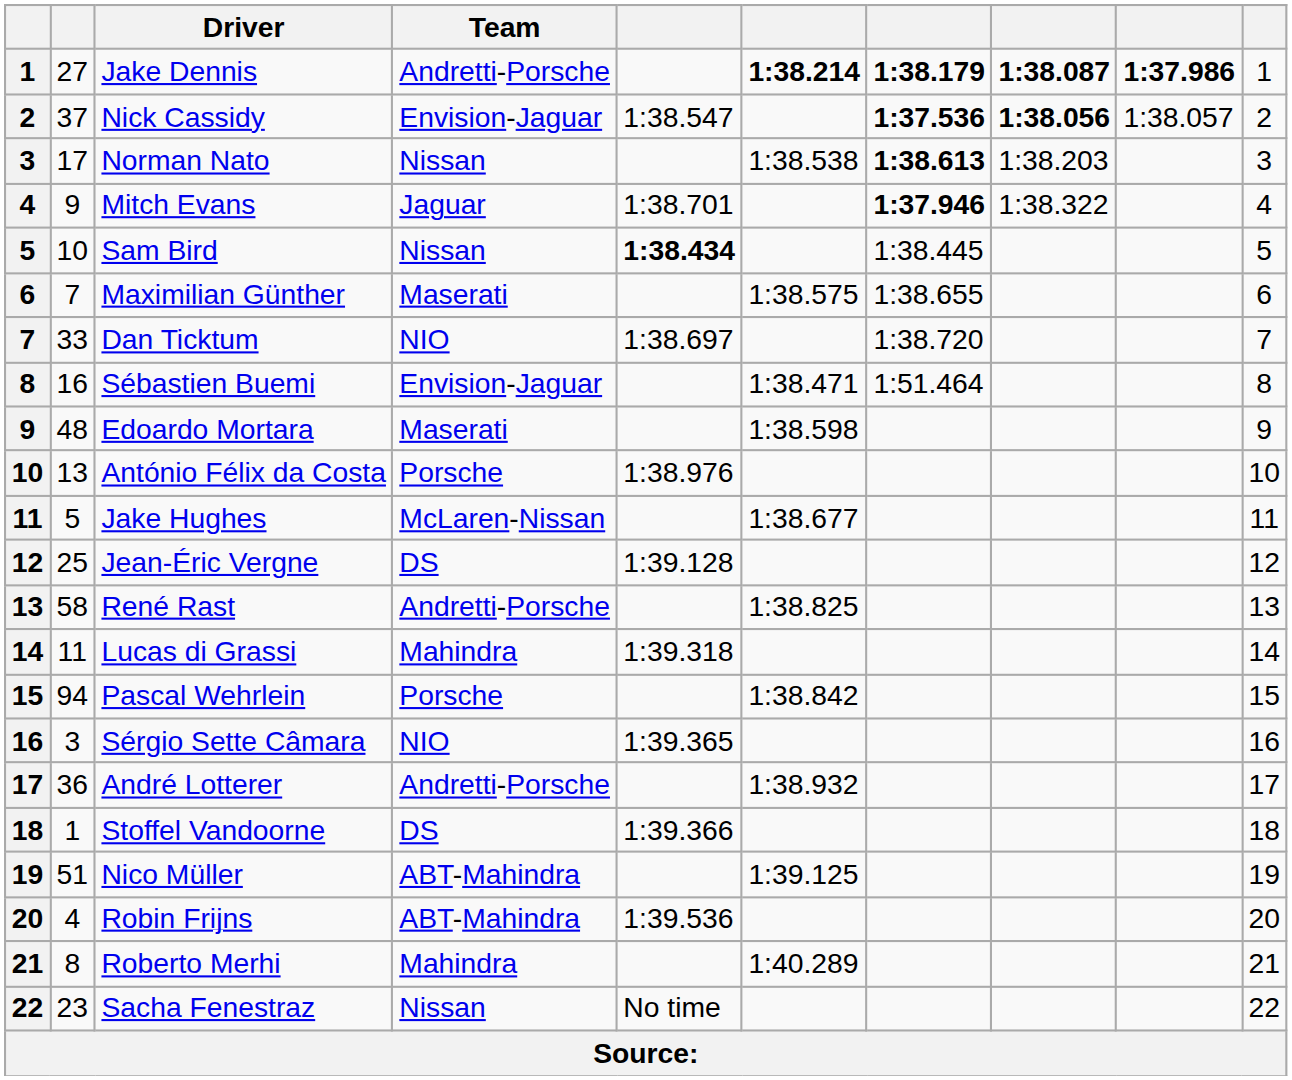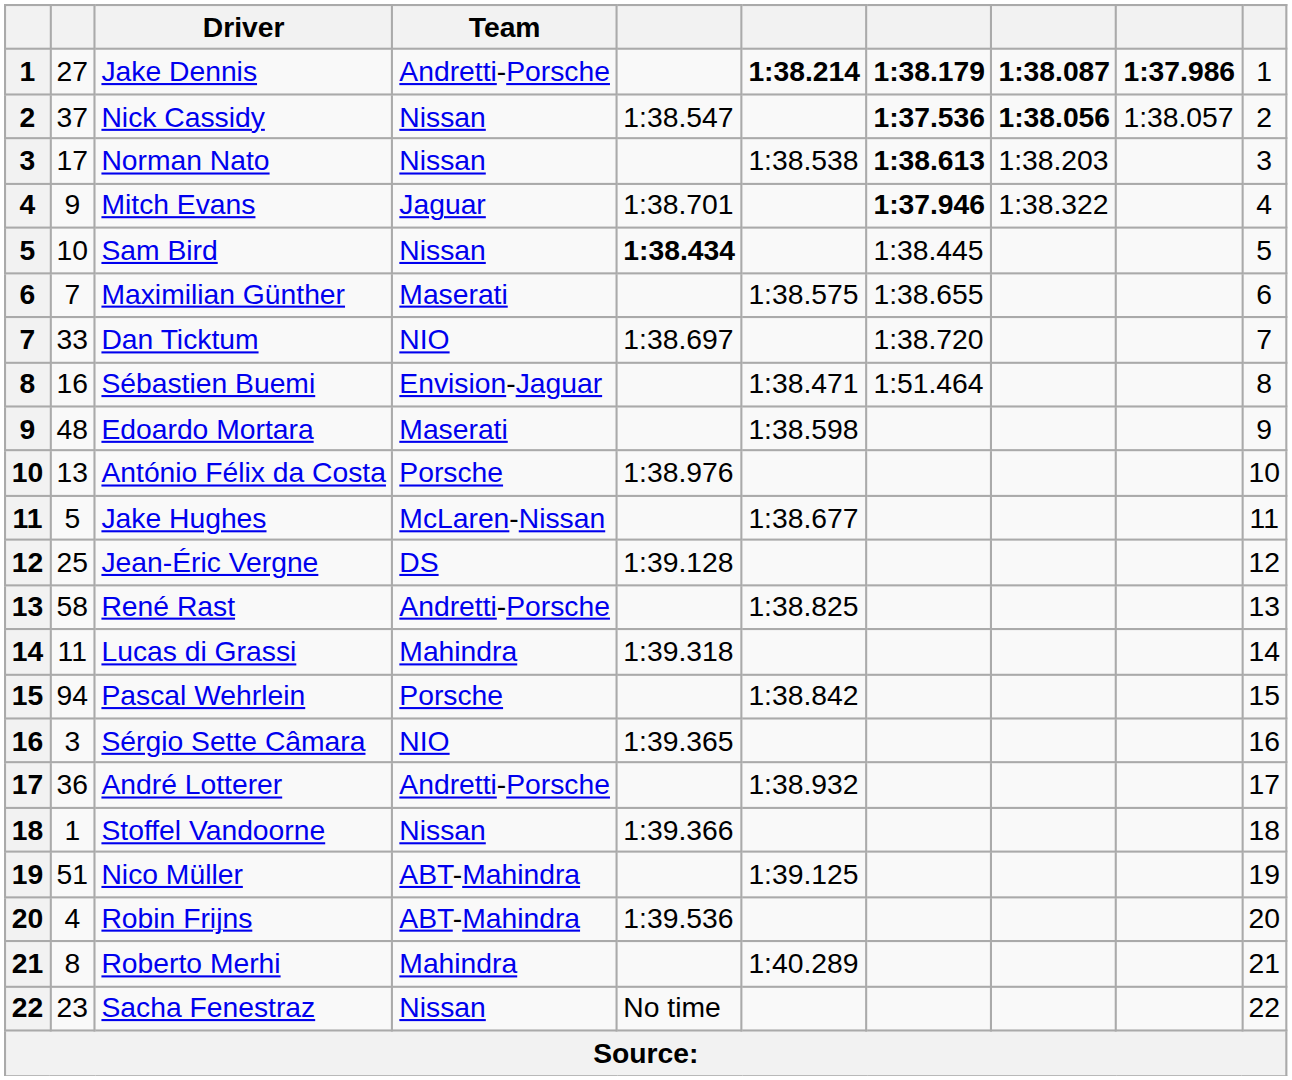(501, 116) Envision-Jaguar -> (443, 116) Nissan
(419, 830) DS -> (443, 830) Nissan
